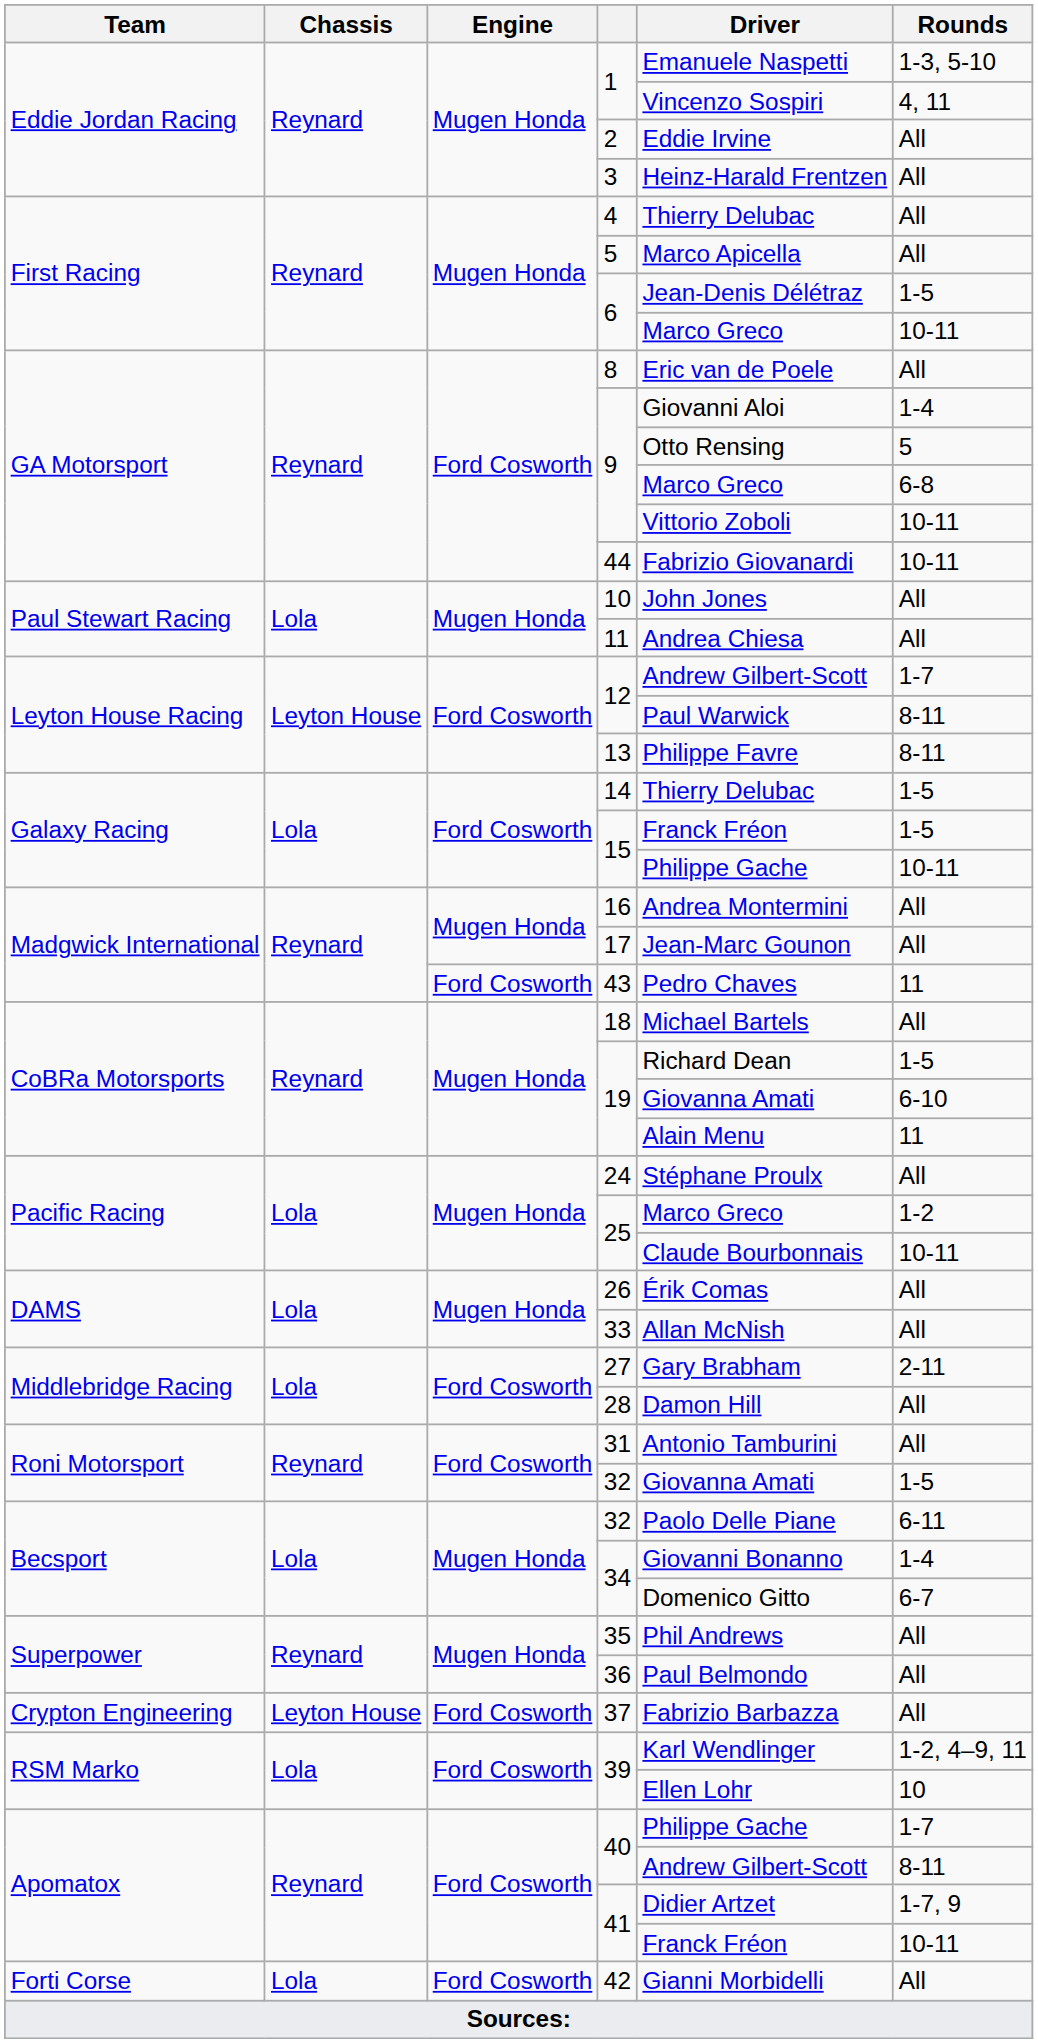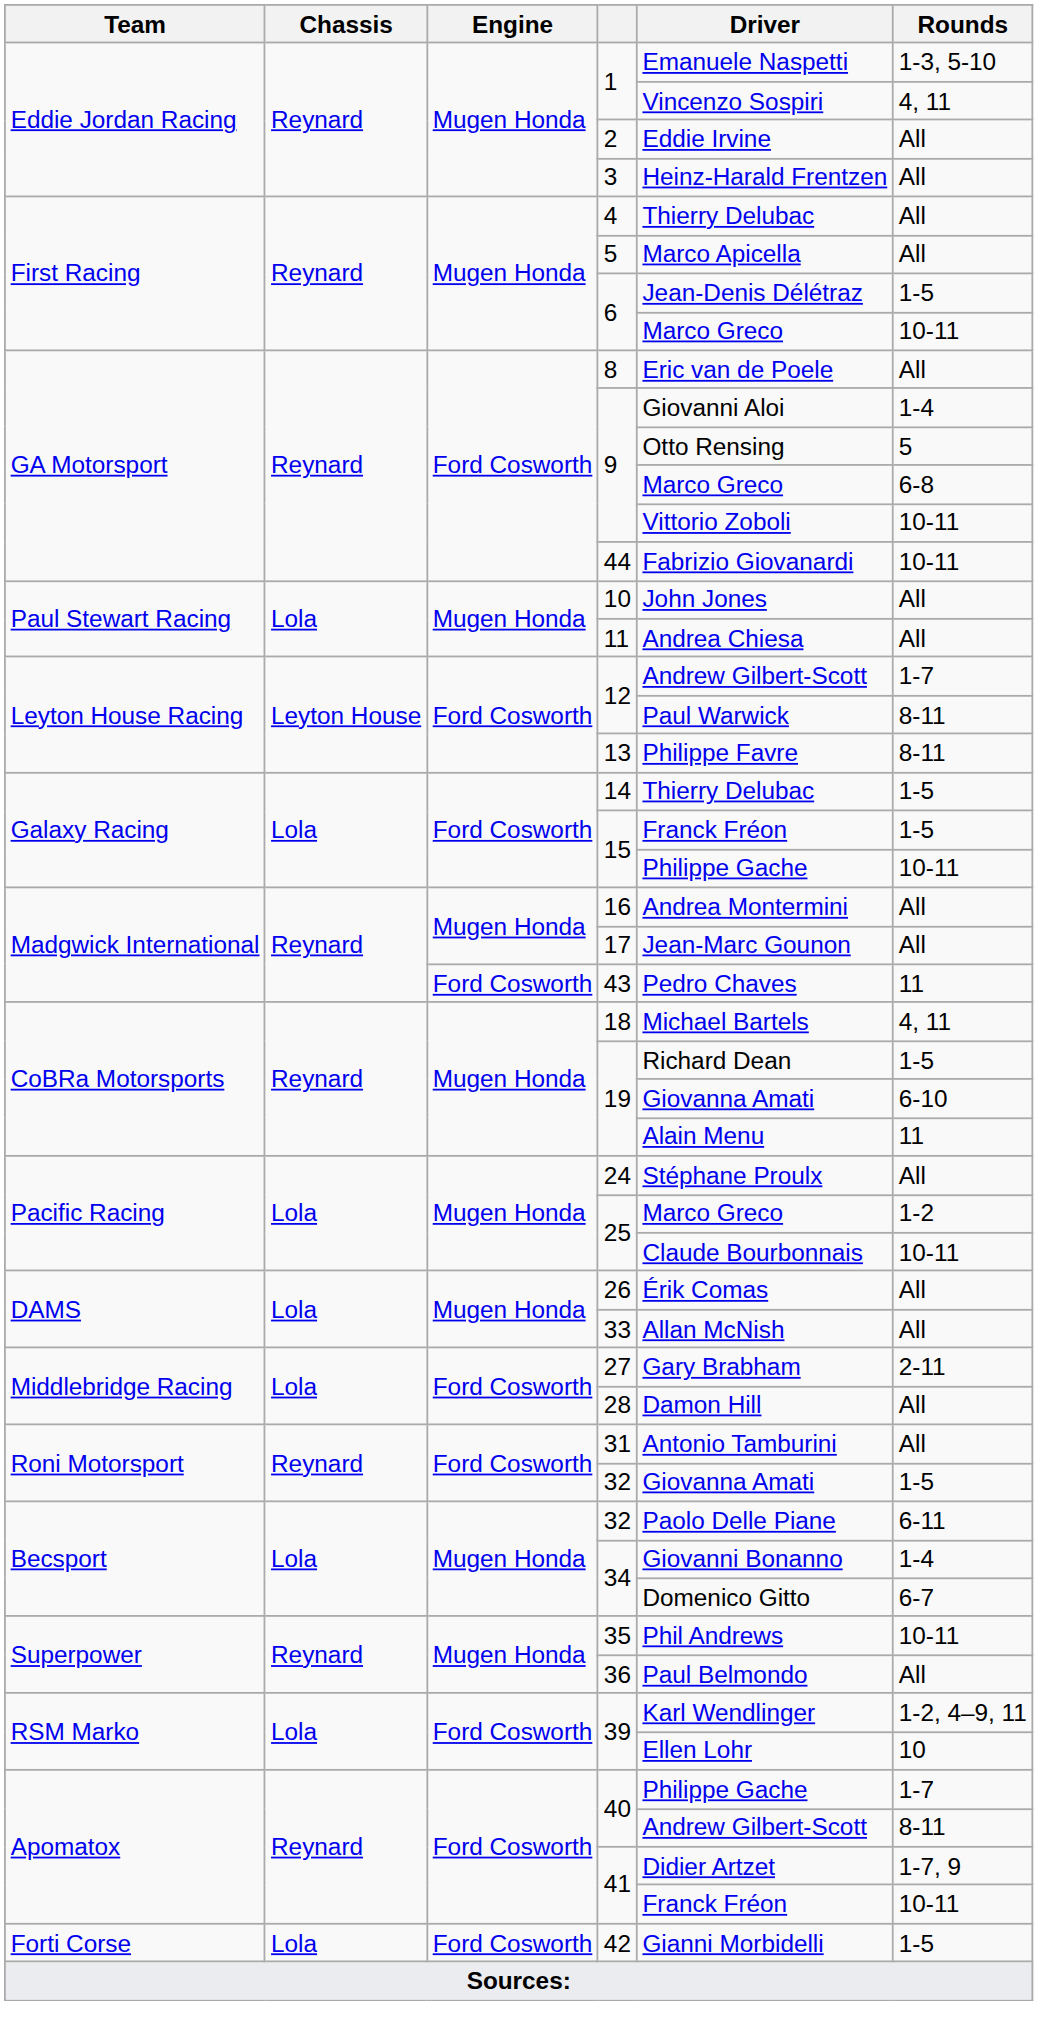(912, 1021) All -> (925, 1021) 4, 11
(912, 1635) All -> (929, 1635) 10-11
- row: (122, 1712)
(912, 1981) All -> (916, 1942) 1-5
